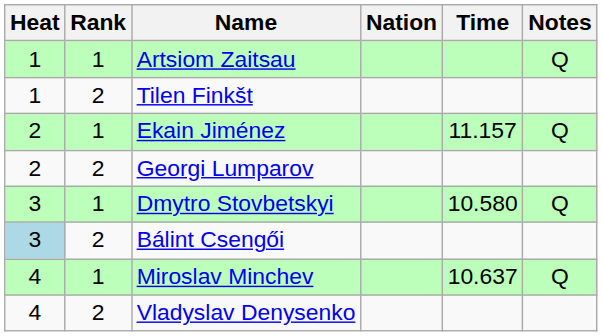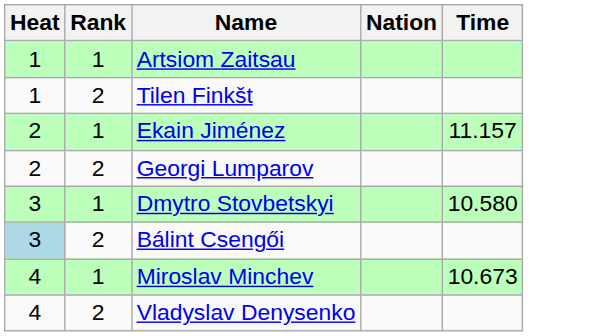- column: (560, 22)
(483, 276) 10.637 -> (483, 276) 10.673
